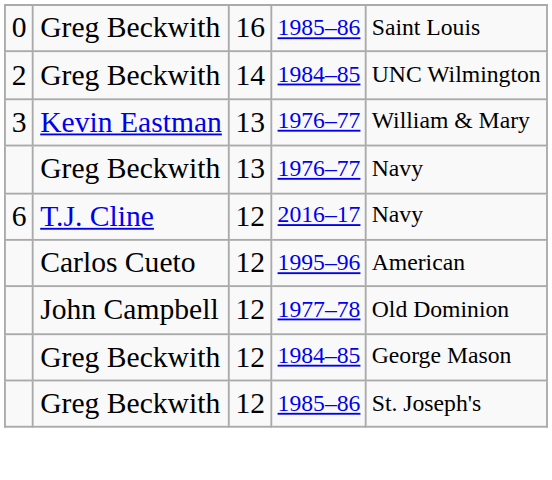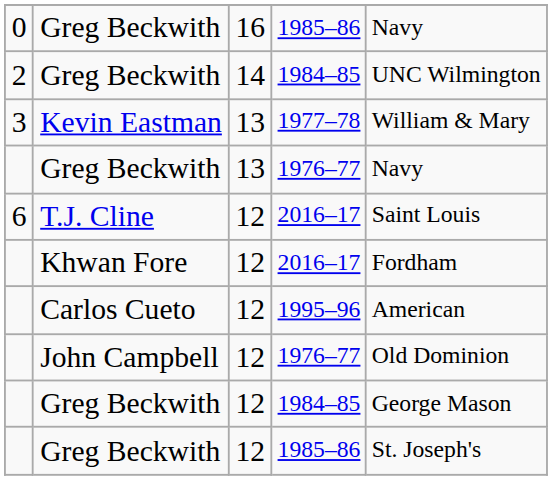(426, 27) Saint Louis -> (397, 27) Navy
(319, 121) 1976–77 -> (319, 121) 1977–78
(397, 215) Navy -> (426, 215) Saint Louis
+ row: (114, 262)
(319, 309) 1977–78 -> (319, 356) 1976–77
